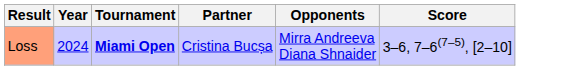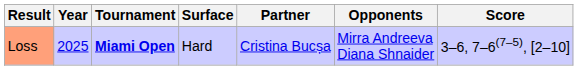+ column: (208, 15)
(73, 45) 2024 -> (73, 45) 2025
